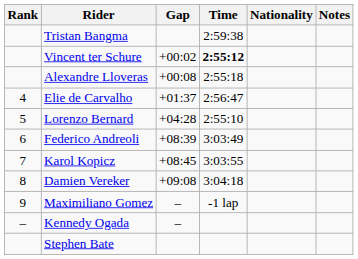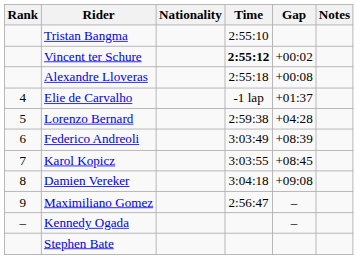columns swapped: (281, 14) <-> (178, 14)
(223, 35) 2:59:38 -> (249, 35) 2:55:10
(223, 98) 2:56:47 -> (249, 98) -1 lap
(223, 118) 2:55:10 -> (249, 118) 2:59:38
(223, 202) -1 lap -> (249, 202) 2:56:47
